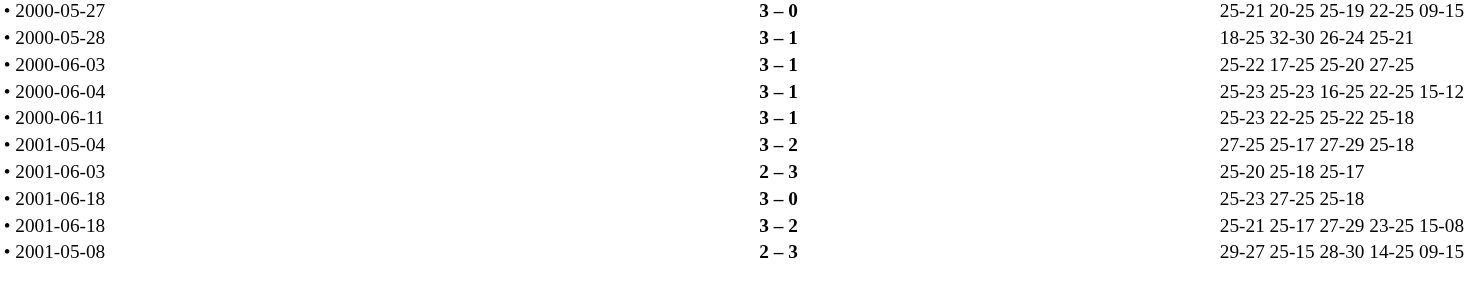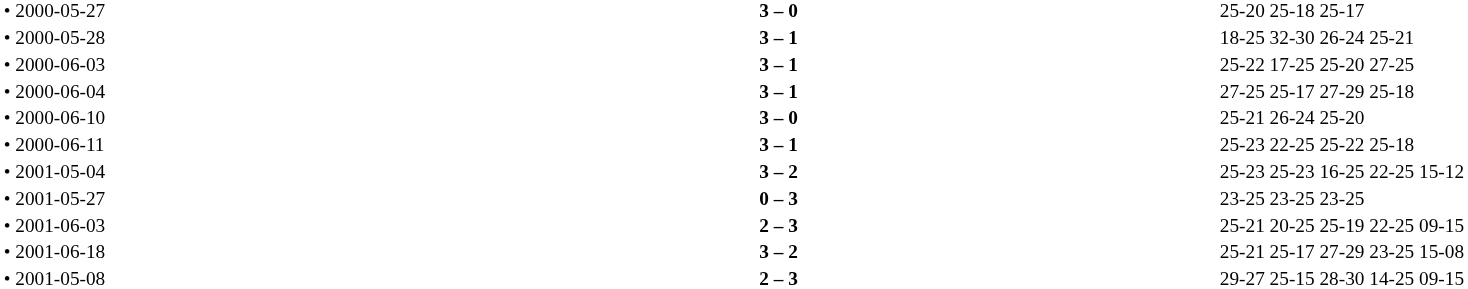(1342, 10) 25-21 20-25 25-19 22-25 09-15 -> (1292, 10) 25-20 25-18 25-17
(1342, 91) 25-23 25-23 16-25 22-25 15-12 -> (1317, 91) 27-25 25-17 27-29 25-18
+ row: (54, 118)
(1317, 144) 27-25 25-17 27-29 25-18 -> (1342, 171) 25-23 25-23 16-25 22-25 15-12
+ row: (54, 198)
(1292, 171) 25-20 25-18 25-17 -> (1342, 225) 25-21 20-25 25-19 22-25 09-15
- row: (54, 198)
